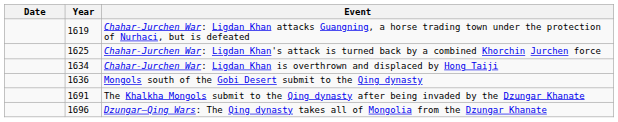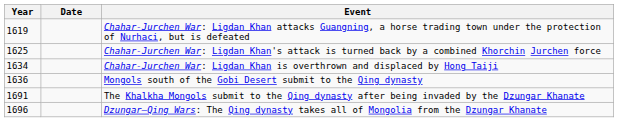columns swapped: (84, 12) <-> (35, 12)
